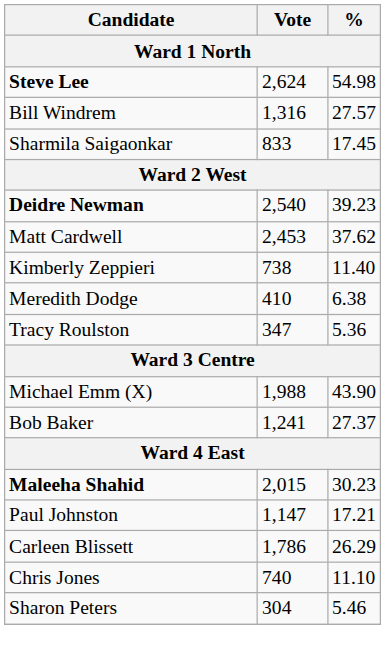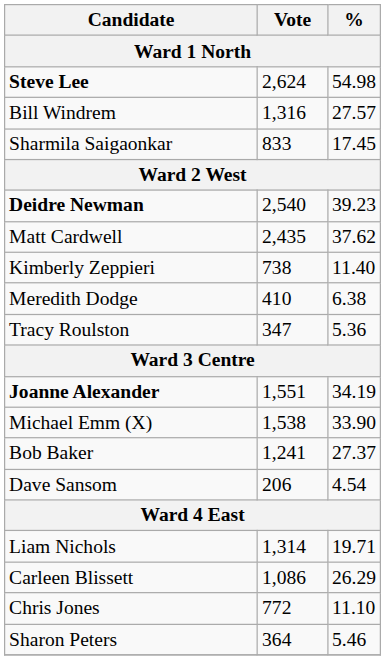(284, 236) 2,453 -> (284, 236) 2,435
+ row: (84, 391)
(284, 391) 1,988 -> (284, 422) 1,538
(354, 391) 43.90 -> (354, 422) 33.90
+ row: (63, 484)
- row: (77, 484)
+ row: (63, 546)
- row: (64, 515)
(284, 546) 1,786 -> (284, 577) 1,086
(277, 577) 740 -> (277, 608) 772
(277, 608) 304 -> (277, 639) 364
